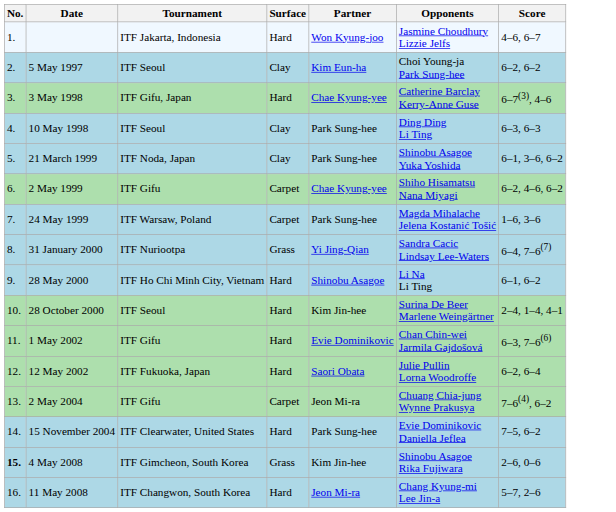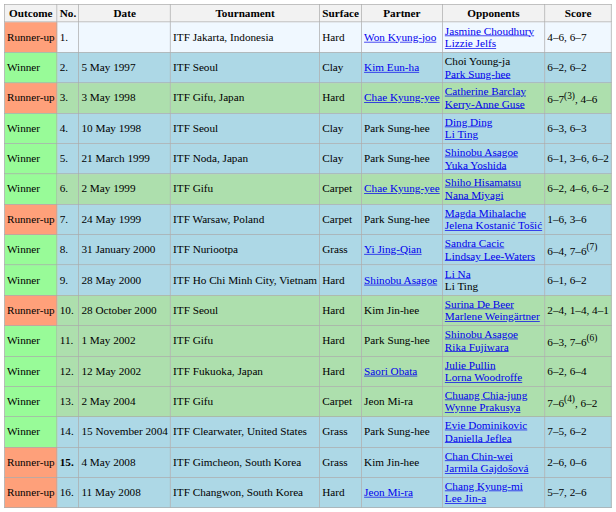+ column: (31, 13)
(352, 341) Evie Dominikovic -> (397, 341) Park Sung-hee
(441, 341) Chan Chin-wei Jarmila Gajdošová -> (481, 341) Shinobu Asagoe Rika Fujiwara
(281, 432) Hard -> (335, 432) Grass
(435, 462) Shinobu Asagoe Rika Fujiwara -> (487, 462) Chan Chin-wei Jarmila Gajdošová
